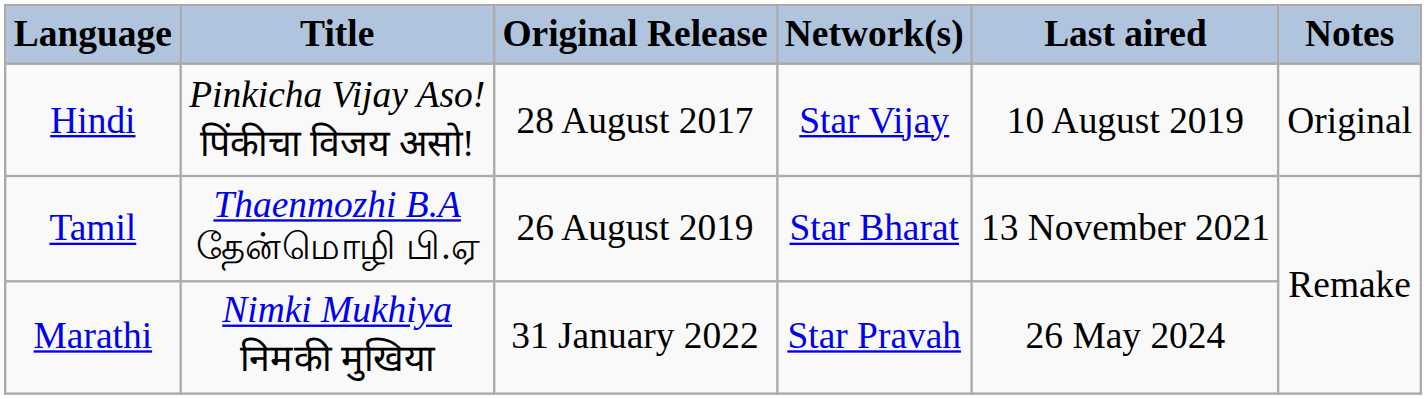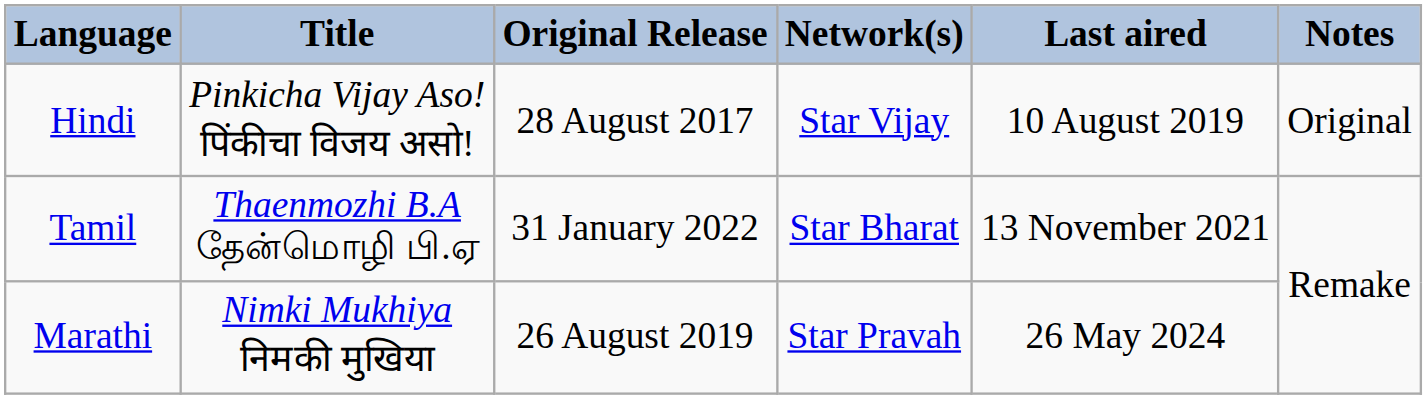(635, 227) 26 August 2019 -> (635, 227) 31 January 2022
(635, 336) 31 January 2022 -> (635, 336) 26 August 2019
